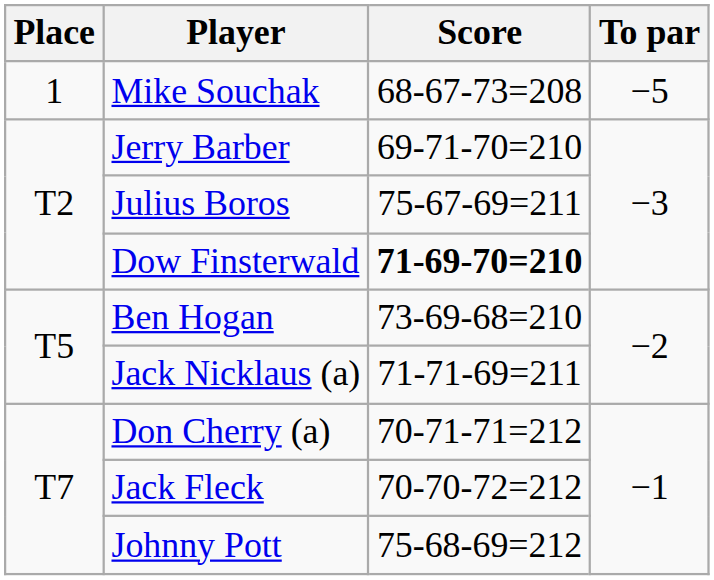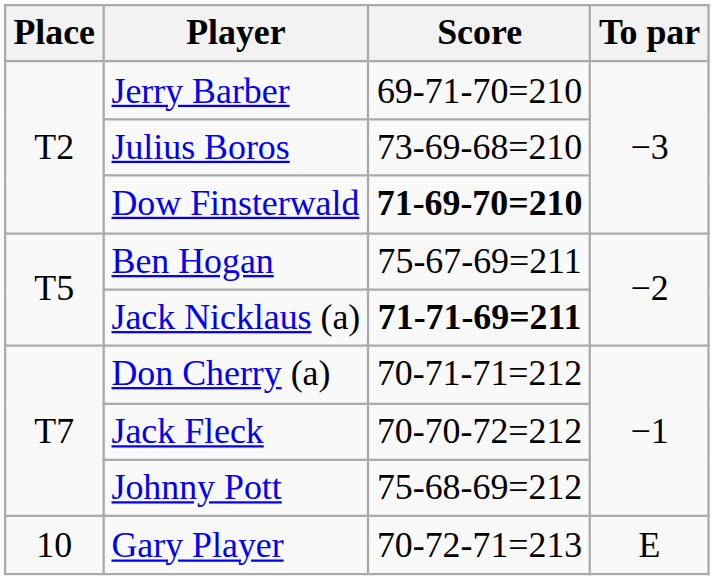- row: (216, 89)
(480, 203) 75-67-69=211 -> (480, 146) 73-69-68=210
(480, 317) 73-69-68=210 -> (480, 260) 75-67-69=211
(480, 373) normal -> (480, 317) bold
+ row: (198, 544)
